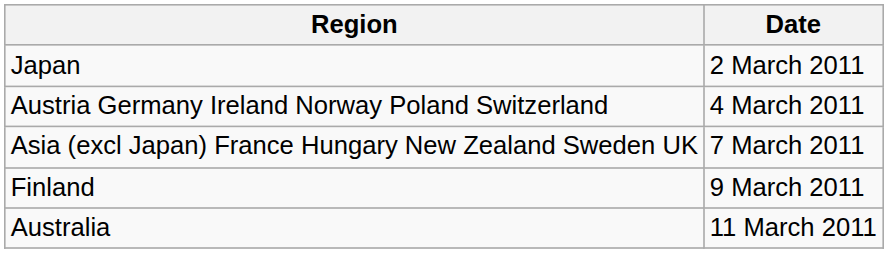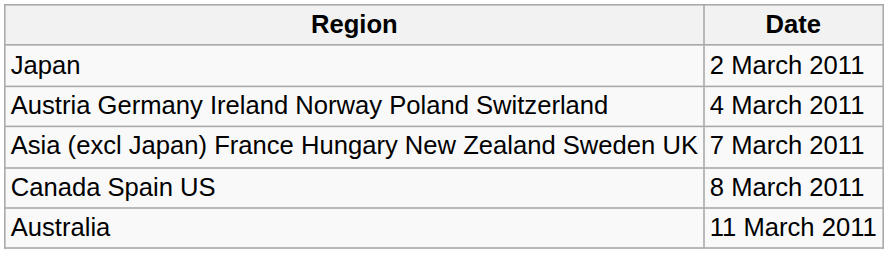+ row: (113, 187)
- row: (53, 187)
